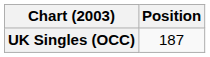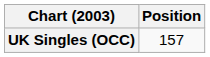(172, 40) 187 -> (172, 40) 157
